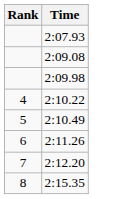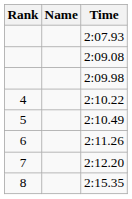+ column: (61, 15)
